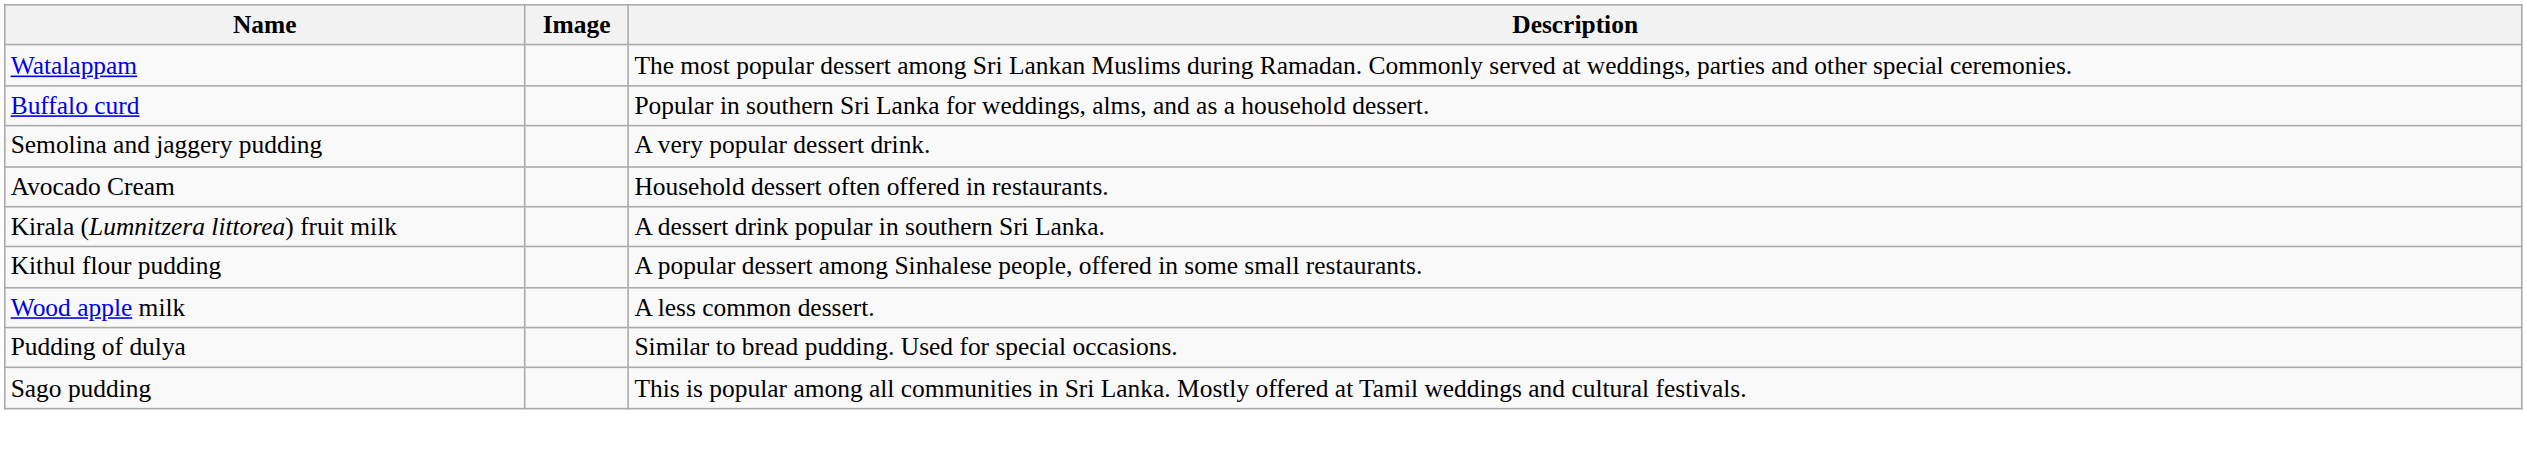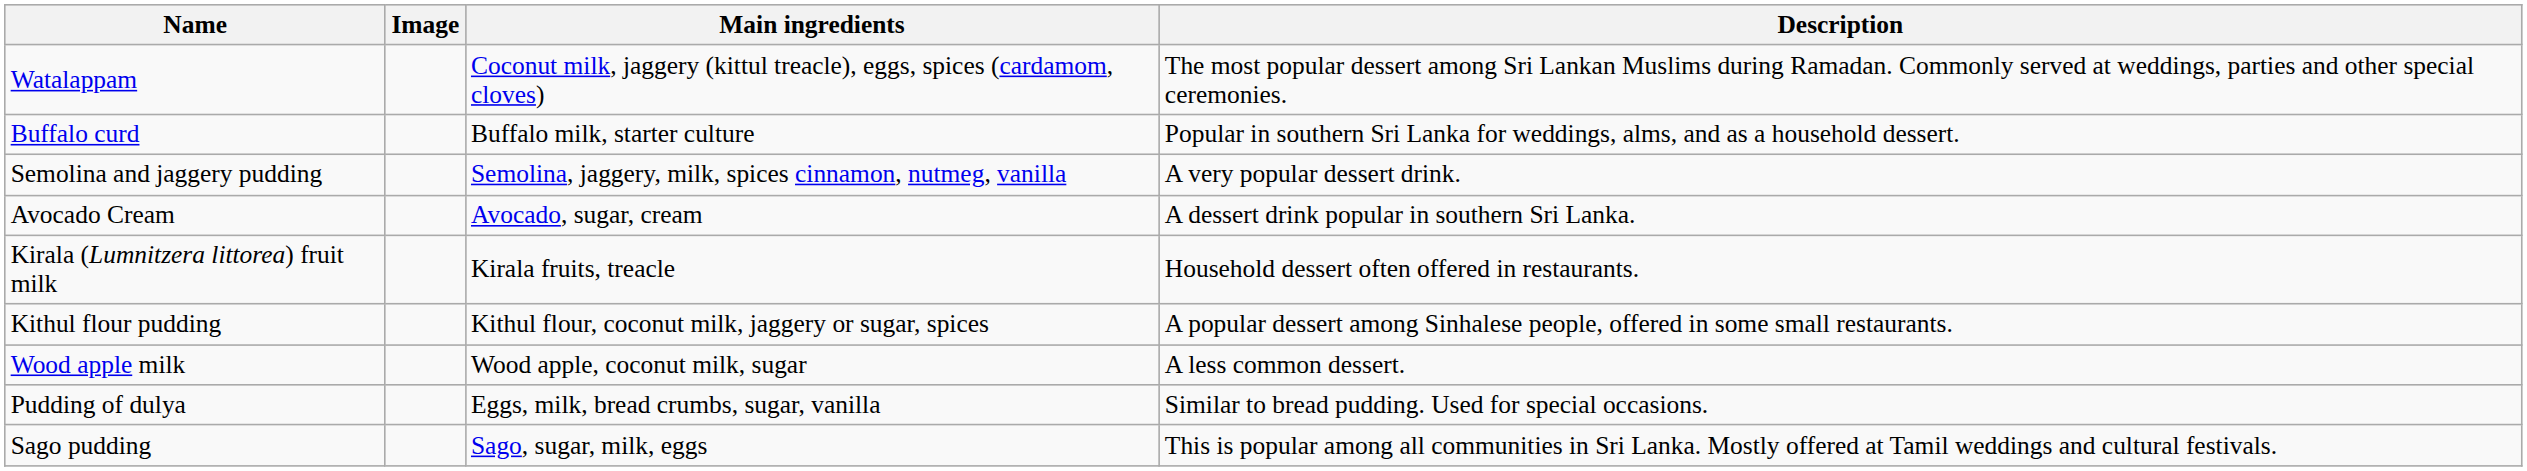+ column: (812, 24)
(872, 186) Household dessert often offered in restaurants. -> (1400, 214) A dessert drink popular in southern Sri Lanka.
(870, 226) A dessert drink popular in southern Sri Lanka. -> (1402, 269) Household dessert often offered in restaurants.
